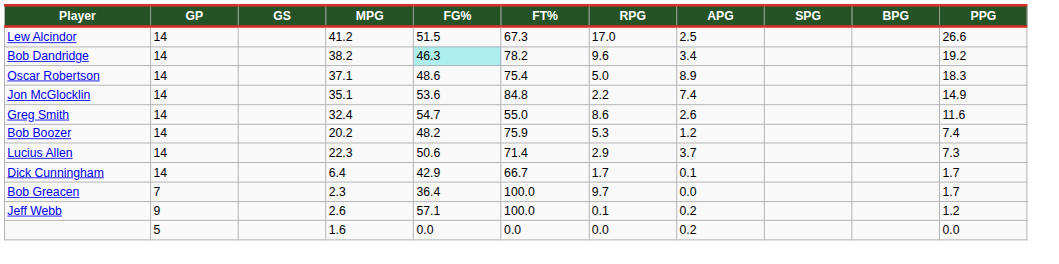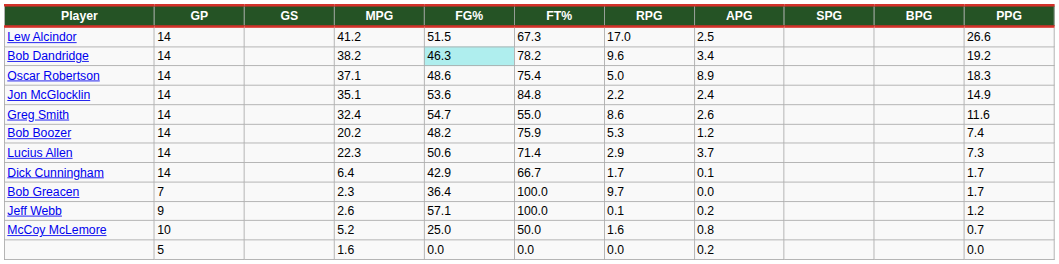(688, 95) 7.4 -> (706, 95) 2.4
+ row: (57, 231)
